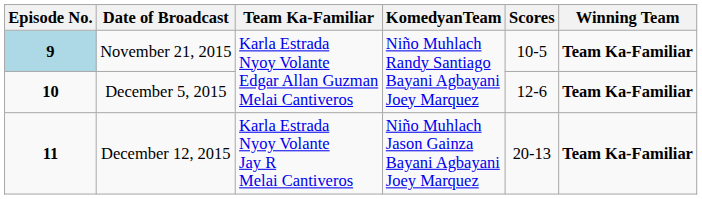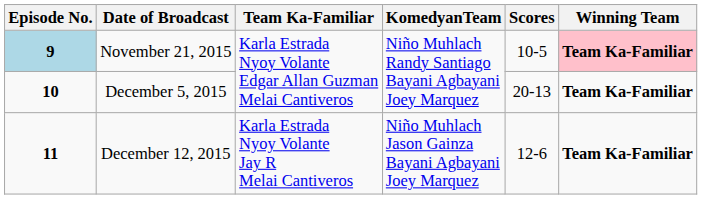(628, 51) no background -> (628, 51) pink background
(532, 91) 12-6 -> (532, 91) 20-13
(532, 153) 20-13 -> (532, 153) 12-6
